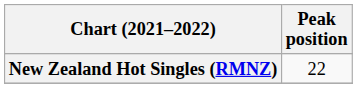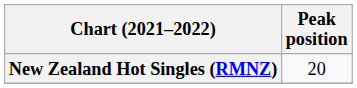(317, 68) 22 -> (317, 68) 20
